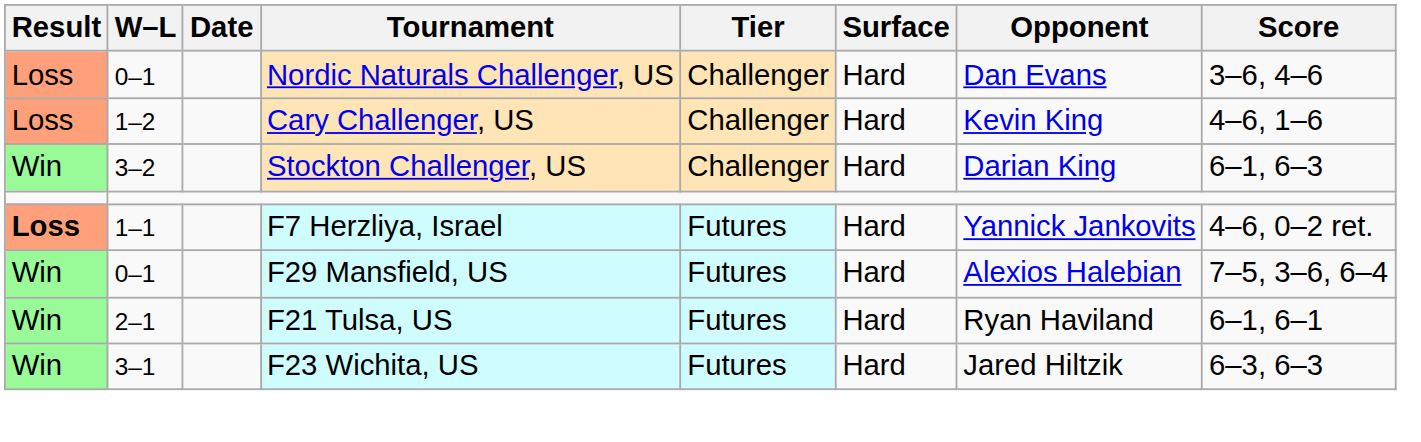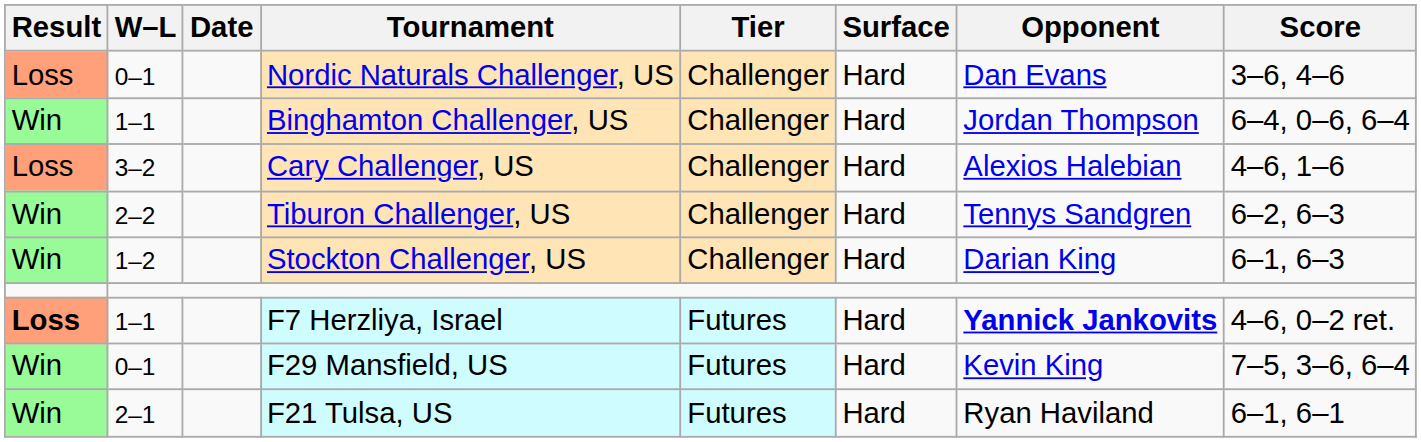+ row: (448, 120)
(135, 122) 1–2 -> (135, 168) 3–2
(1033, 120) Kevin King -> (1072, 167) Alexios Halebian
+ row: (419, 213)
(135, 168) 3–2 -> (135, 261) 1–2
(1079, 226) normal -> (1090, 319) bold
(1072, 273) Alexios Halebian -> (1033, 366) Kevin King
- row: (373, 366)
